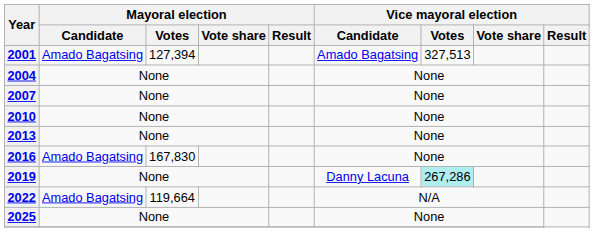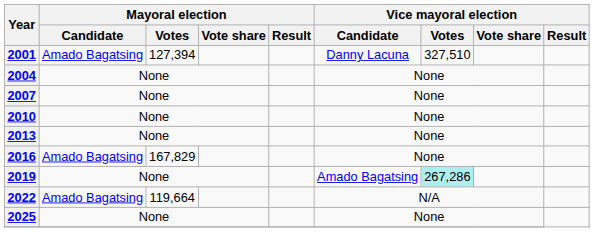(368, 55) Amado Bagatsing -> (368, 55) Danny Lacuna
(447, 55) 327,513 -> (447, 55) 327,510
(172, 157) 167,830 -> (172, 157) 167,829
(368, 177) Danny Lacuna -> (368, 177) Amado Bagatsing
